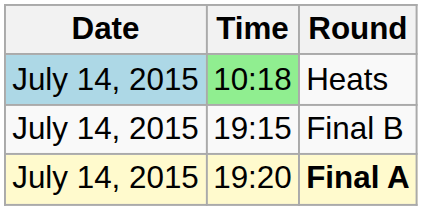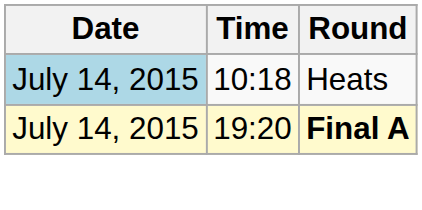(252, 79) lightgreen background -> (252, 79) no background
- row: (355, 128)
